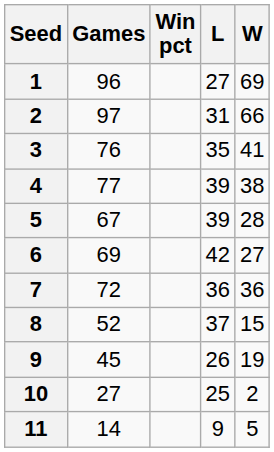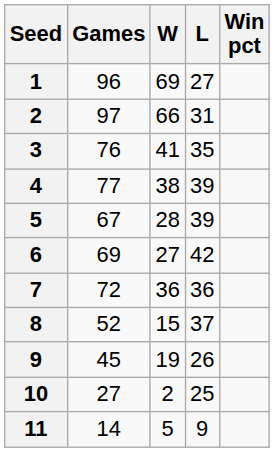columns swapped: (252, 34) <-> (175, 34)
